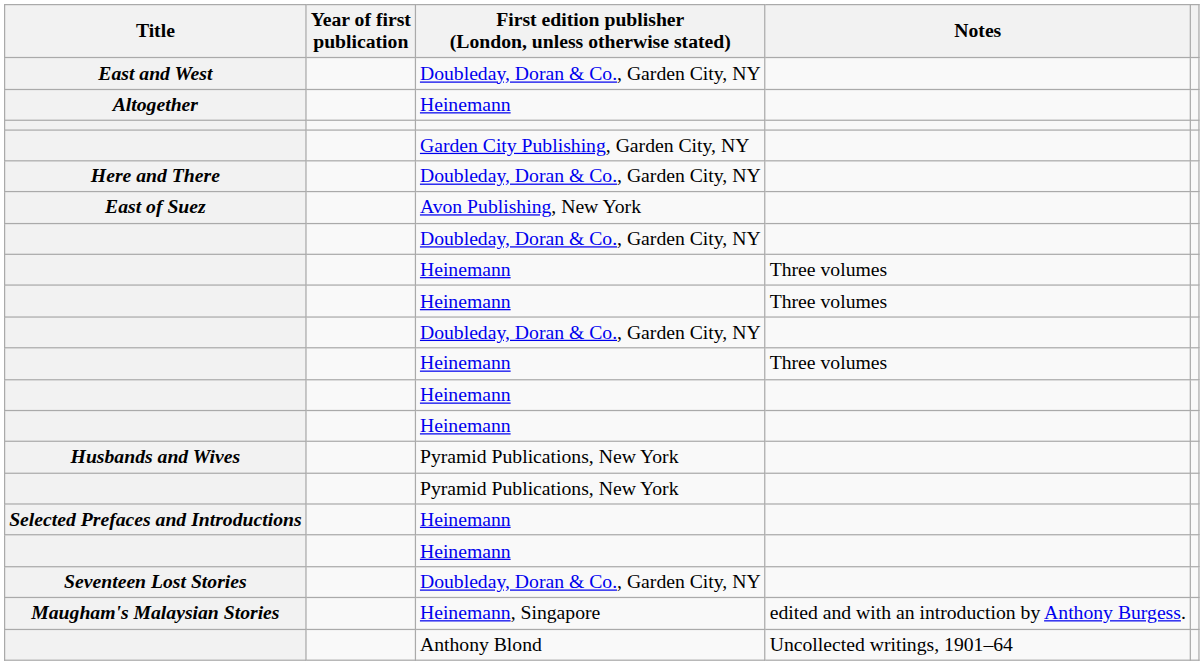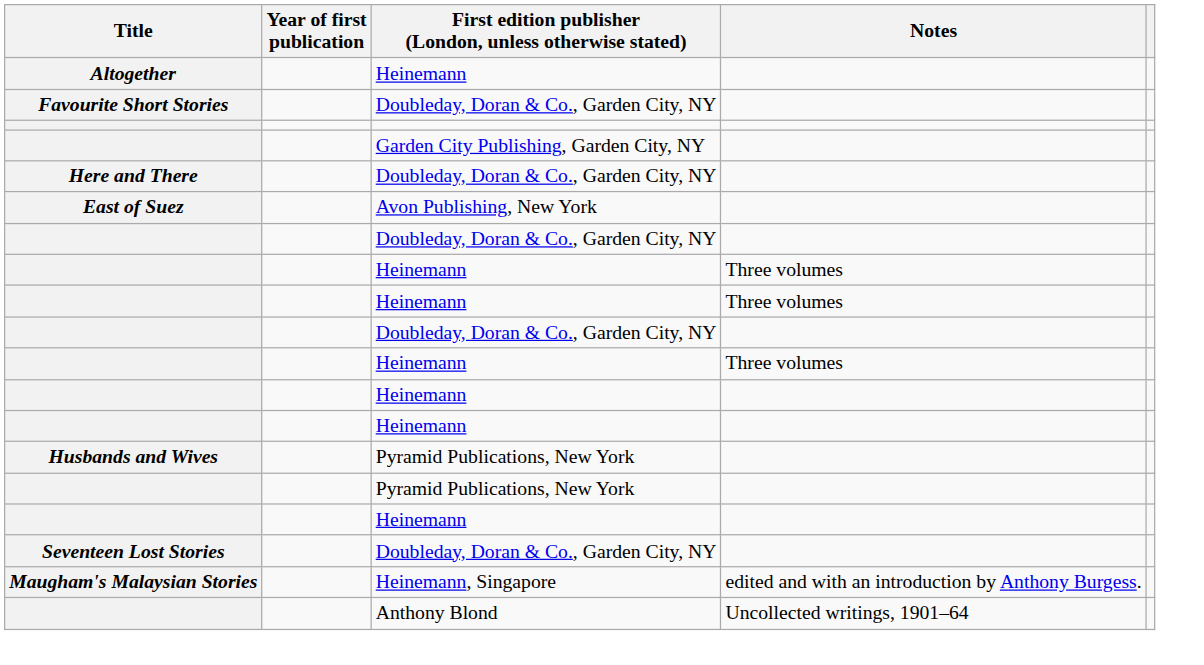- row: (155, 73)
+ row: (133, 104)
- row: (155, 519)
